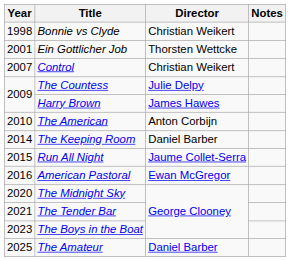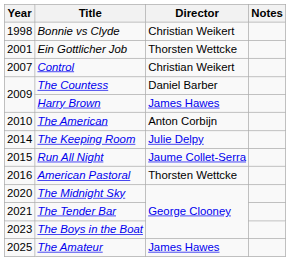(176, 85) Julie Delpy -> (183, 85) Daniel Barber
(183, 139) Daniel Barber -> (176, 139) Julie Delpy
(189, 175) Ewan McGregor -> (193, 175) Thorsten Wettcke
(183, 247) Daniel Barber -> (184, 247) James Hawes
